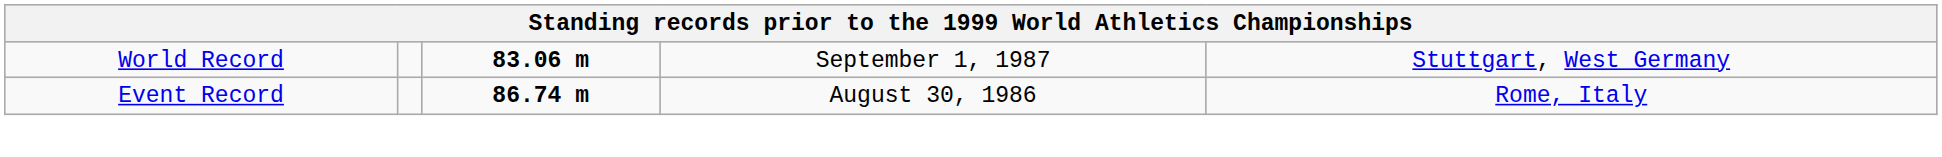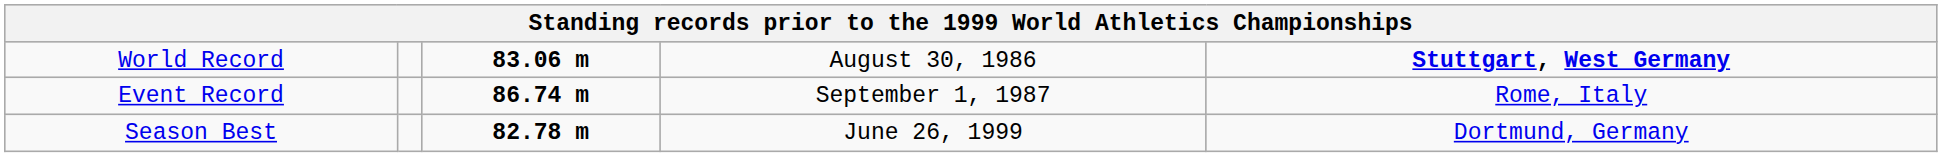(933, 60) September 1, 1987 -> (933, 60) August 30, 1986
(1571, 60) normal -> (1571, 60) bold
(933, 97) August 30, 1986 -> (933, 97) September 1, 1987
+ row: (201, 133)
